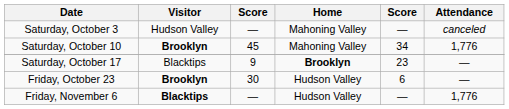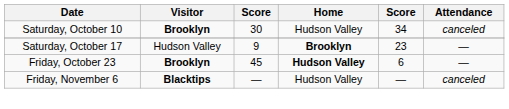- row: (71, 29)
(253, 46) 45 -> (256, 29) 30
(328, 46) Mahoning Valley -> (329, 29) Hudson Valley
(464, 46) 1,776 -> (464, 29) canceled
(185, 63) Blacktips -> (187, 46) Hudson Valley
(253, 79) 30 -> (256, 63) 45
(328, 79) normal -> (329, 63) bold
(464, 96) 1,776 -> (464, 79) canceled
